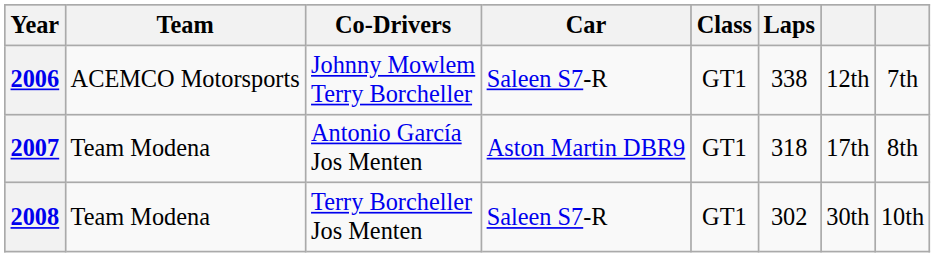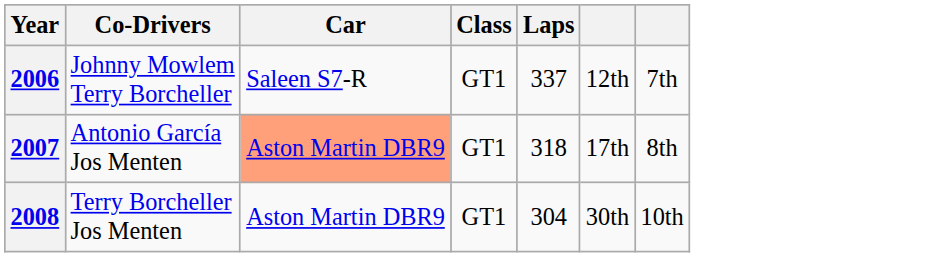- column: (185, 24)
(789, 79) 338 -> (549, 79) 337
(586, 148) no background -> (345, 148) lightsalmon background
(547, 217) Saleen S7-R -> (345, 217) Aston Martin DBR9
(789, 217) 302 -> (549, 217) 304
